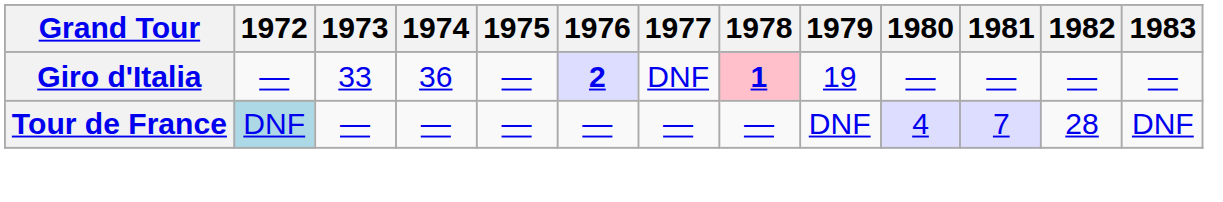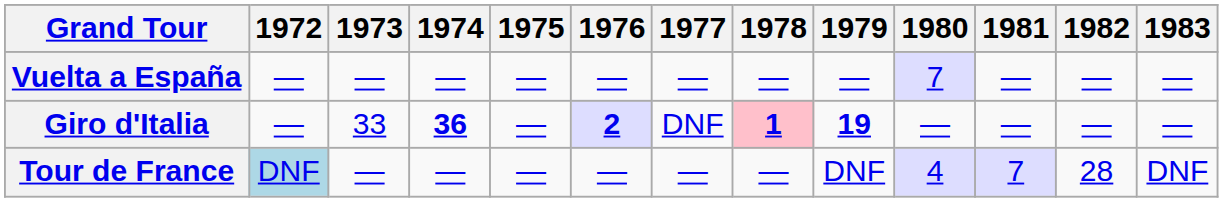+ row: (127, 76)
(436, 76) normal -> (450, 123) bold
(840, 76) normal -> (854, 123) bold
